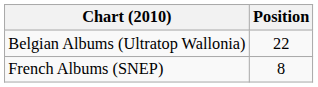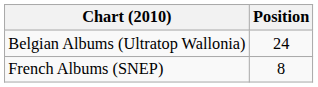(281, 43) 22 -> (281, 43) 24
